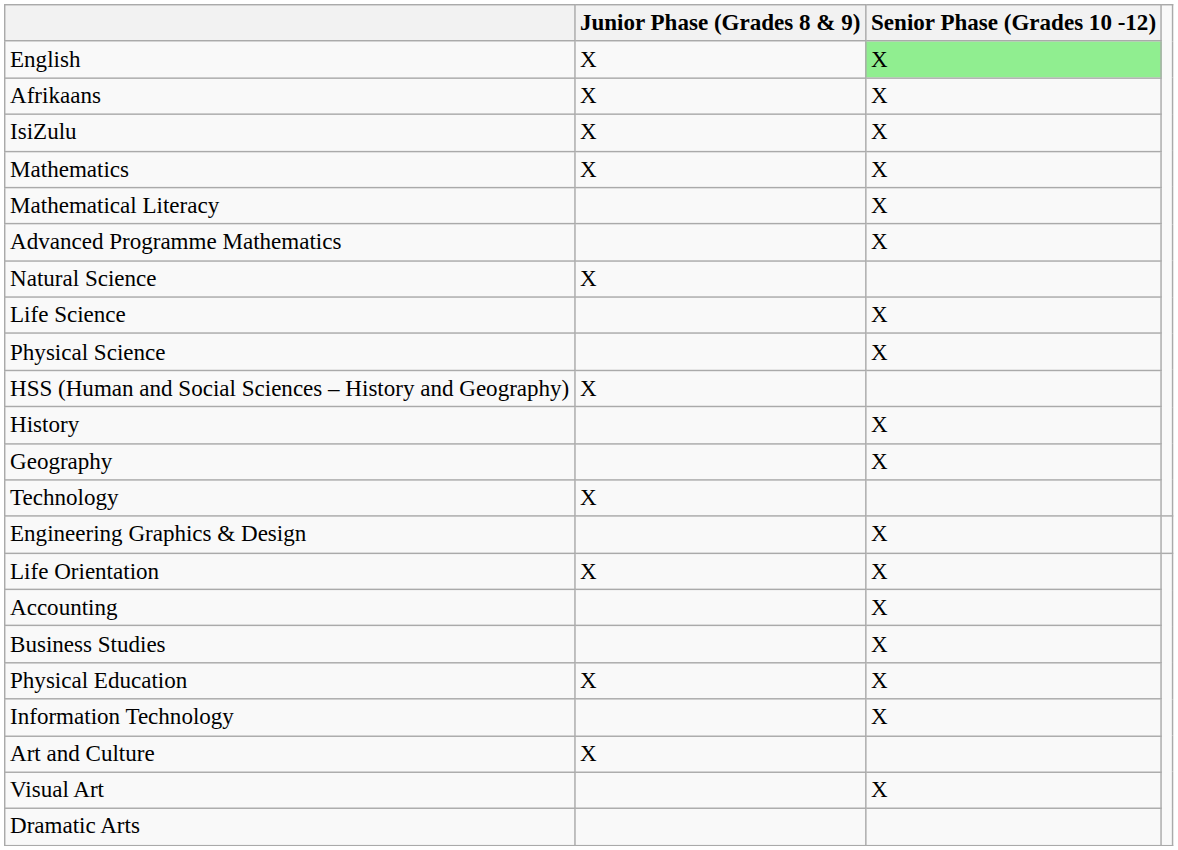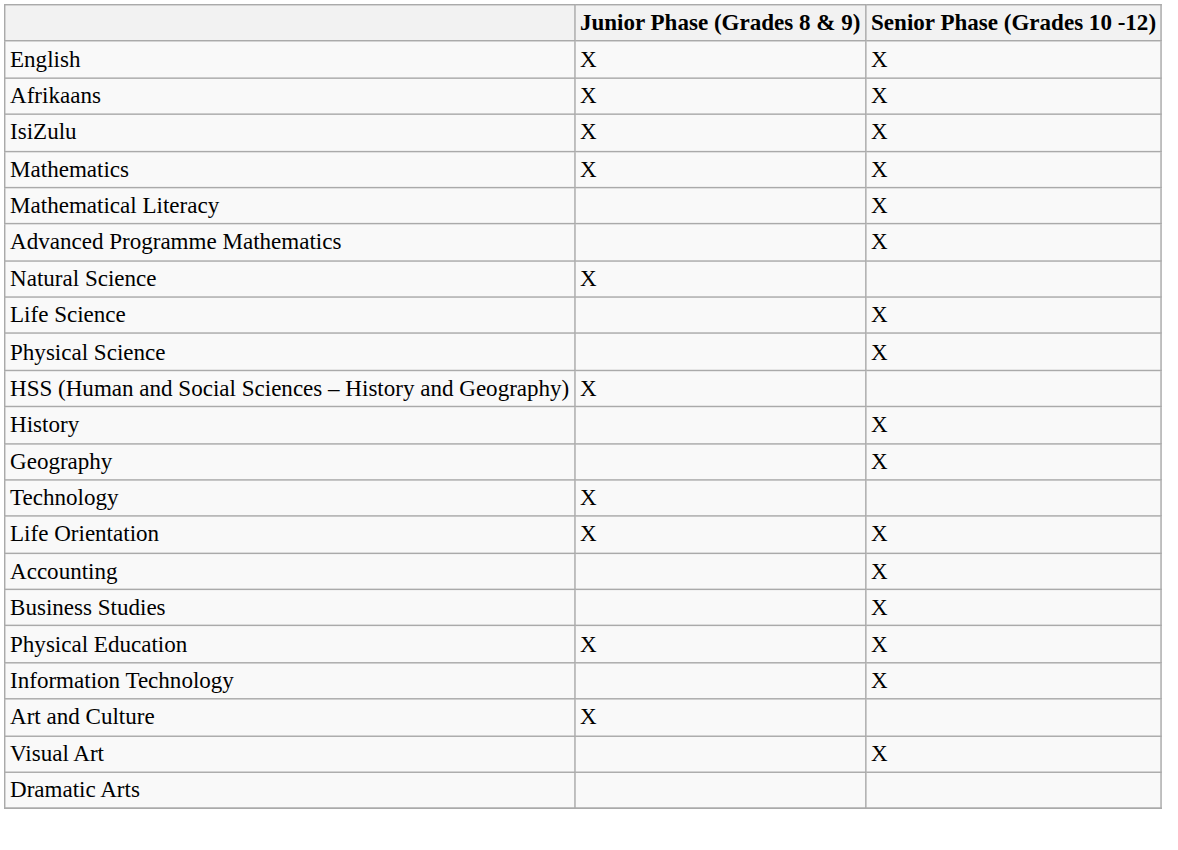(879, 59) lightgreen background -> (879, 59) no background
- row: (158, 534)
